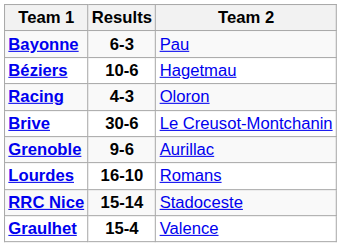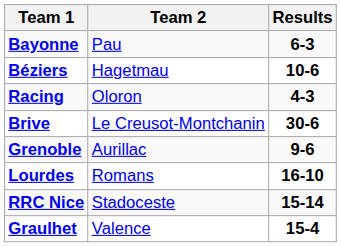columns swapped: (246, 17) <-> (122, 17)
